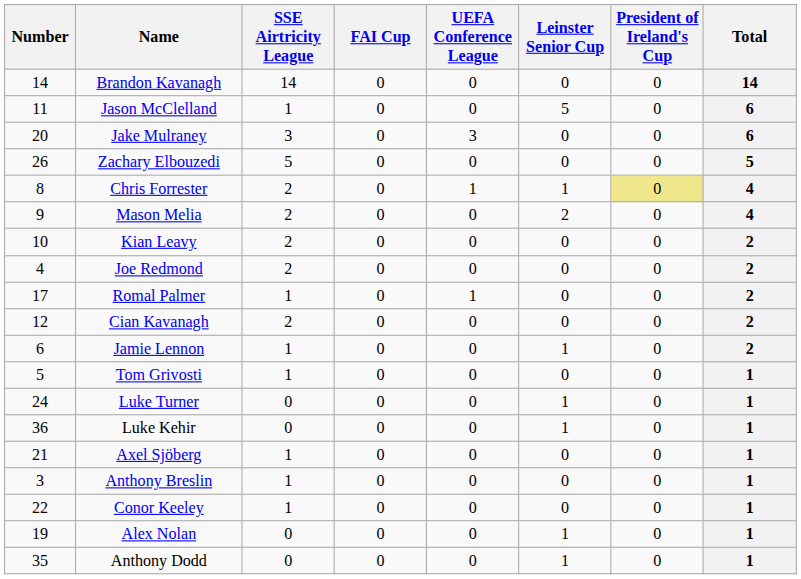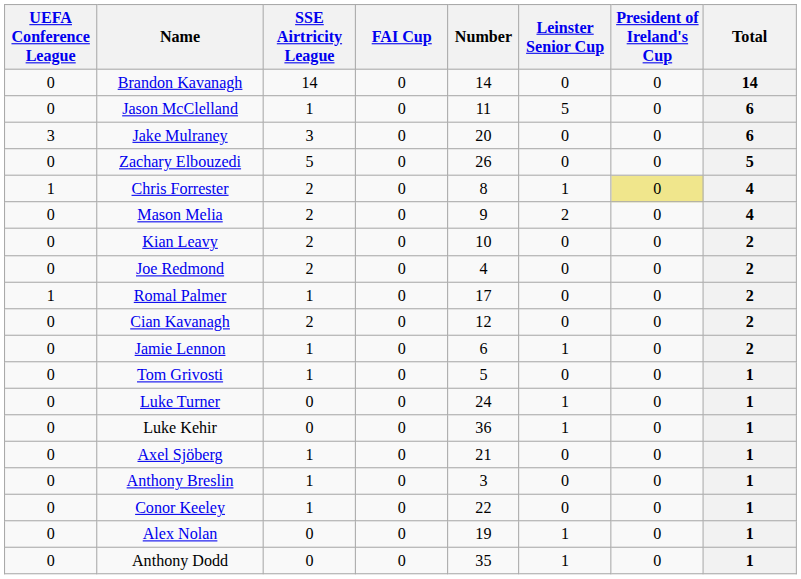columns swapped: (40, 37) <-> (473, 37)
